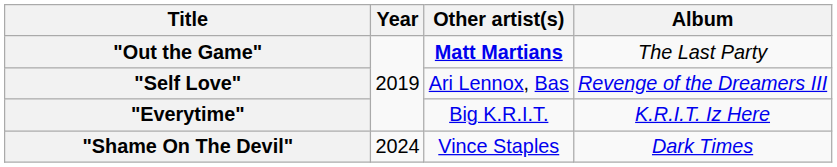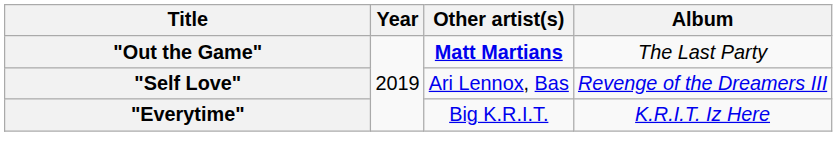- row: (188, 146)
